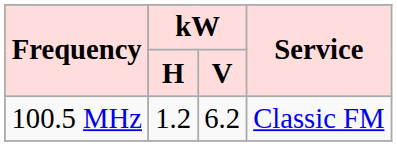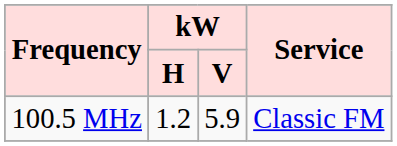(222, 118) 6.2 -> (222, 118) 5.9
